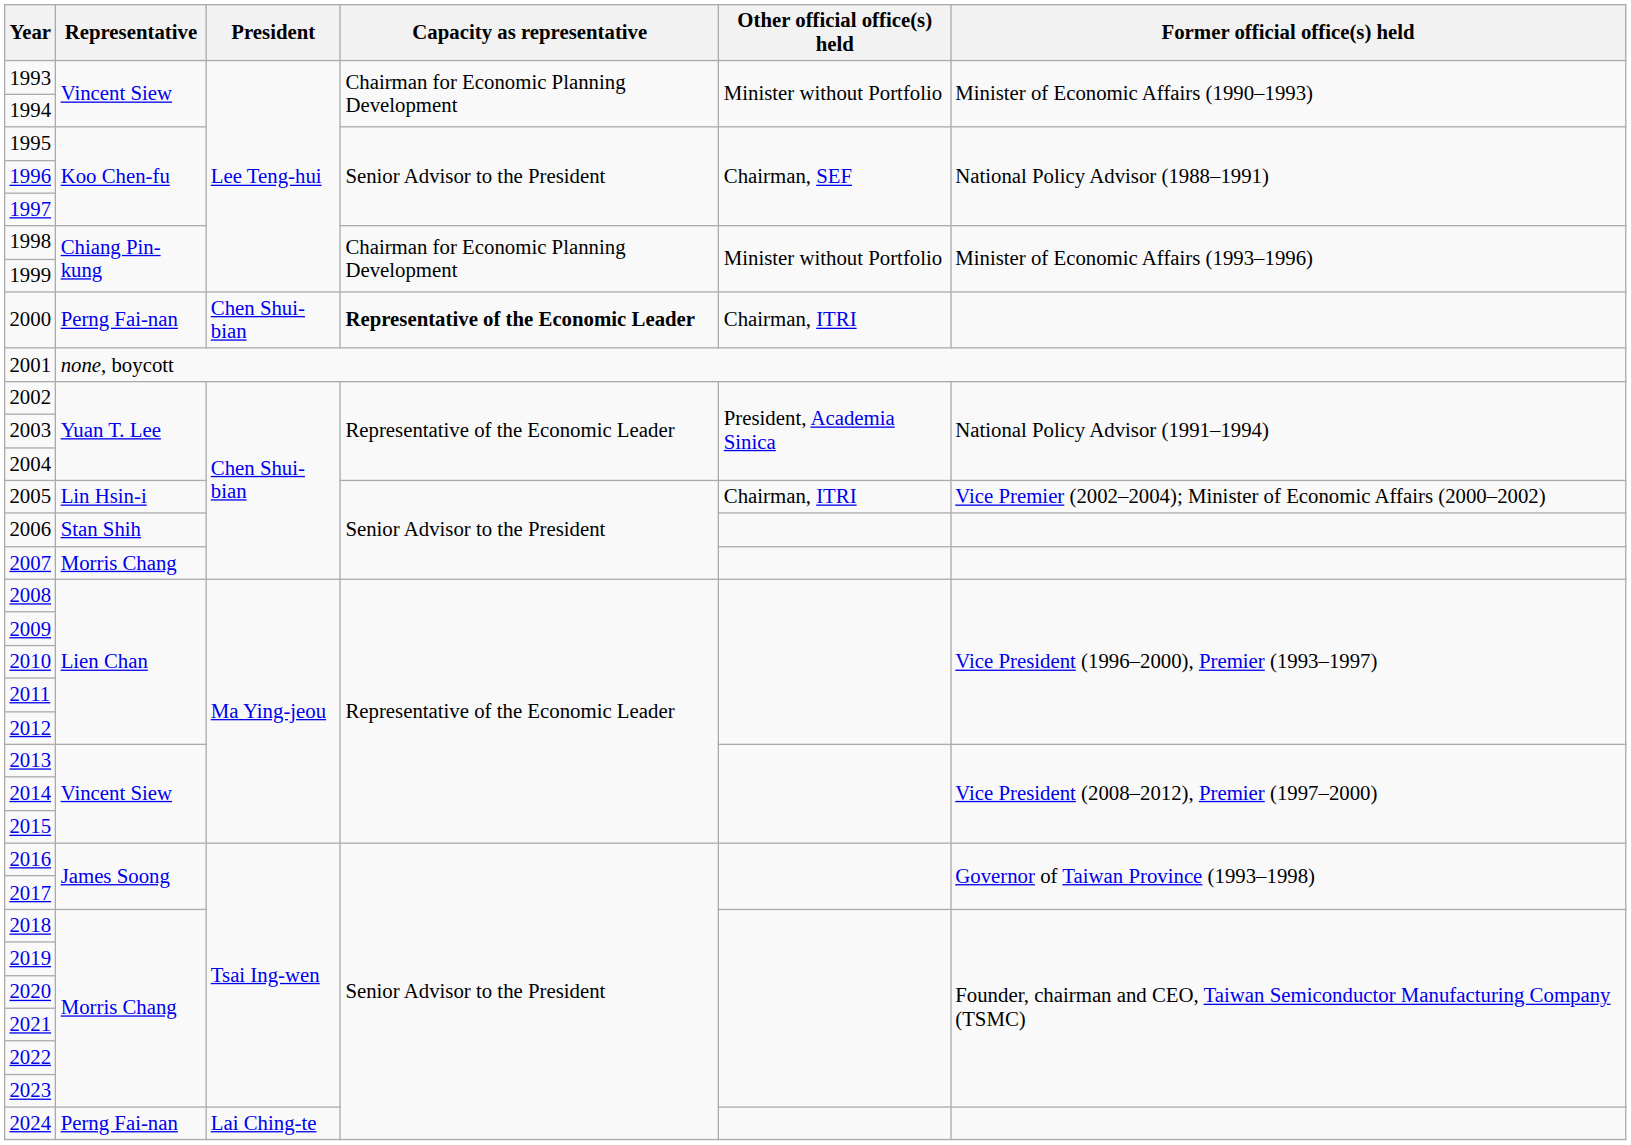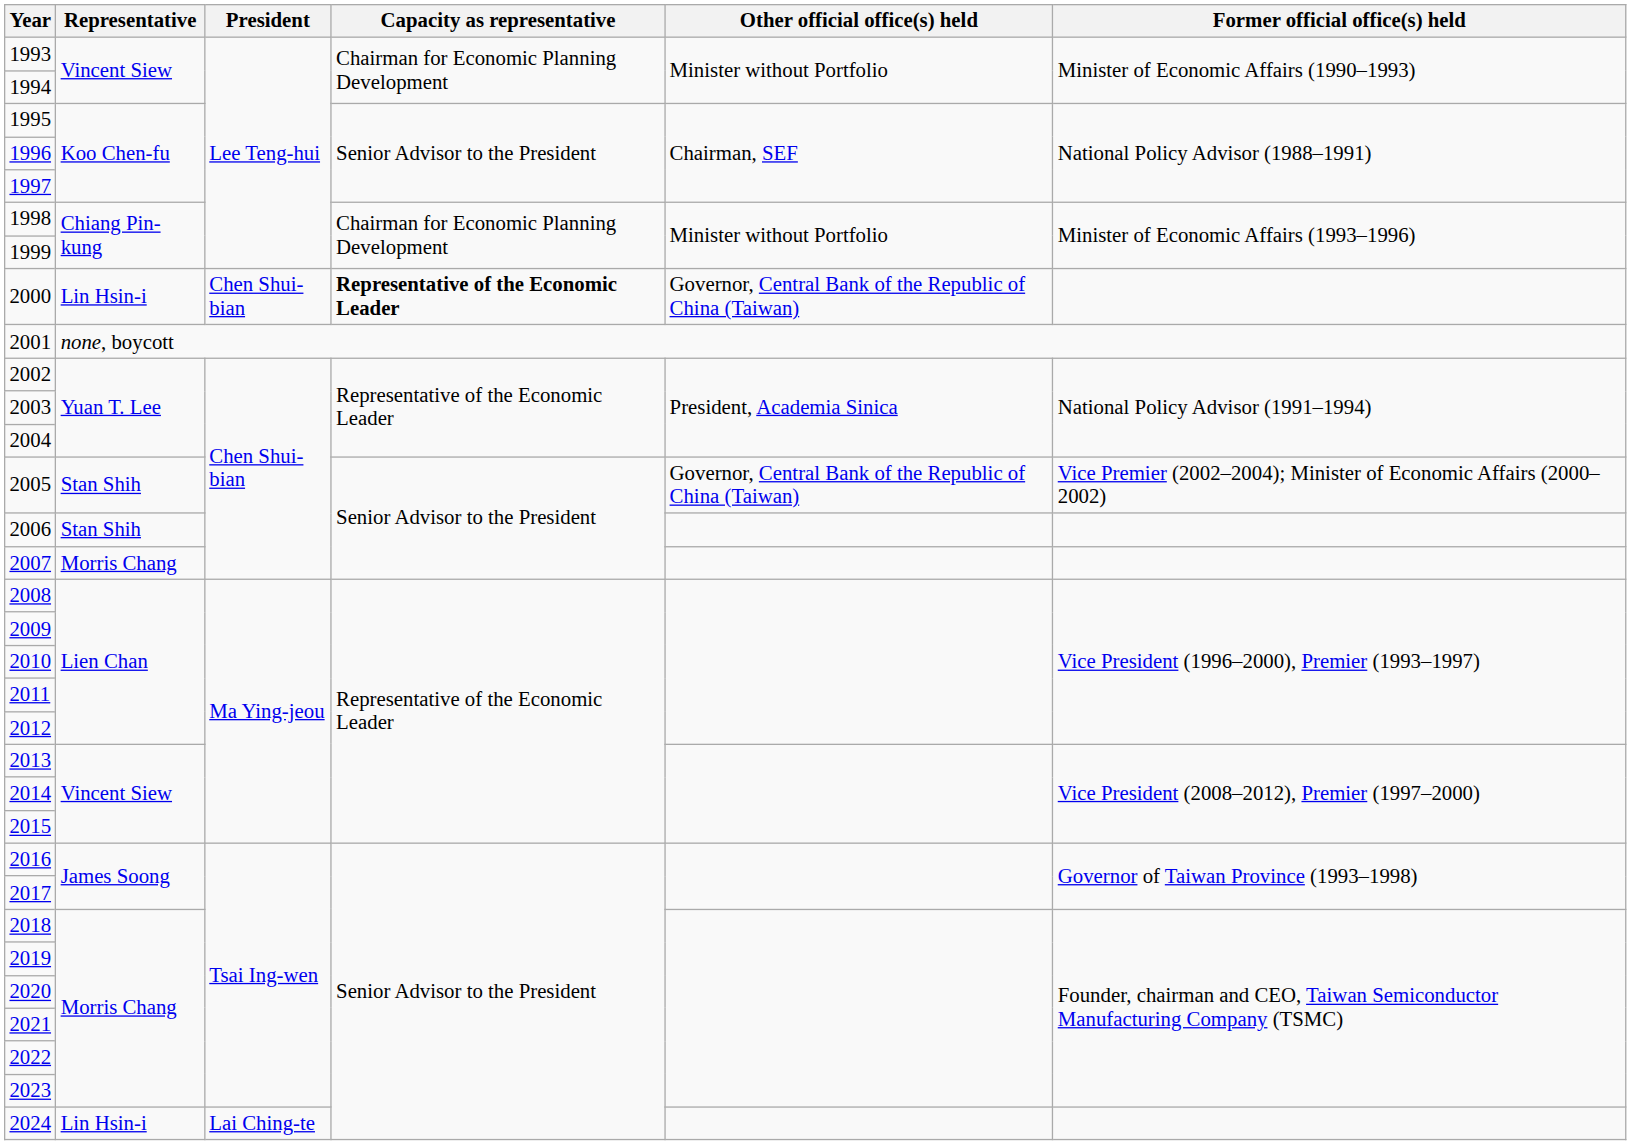(119, 319) Perng Fai-nan -> (104, 296) Lin Hsin-i
(790, 319) Chairman, ITRI -> (847, 296) Governor, Central Bank of the Republic of China (Taiwan)
(104, 496) Lin Hsin-i -> (101, 484) Stan Shih
(790, 496) Chairman, ITRI -> (847, 484) Governor, Central Bank of the Republic of China (Taiwan)
(119, 1123) Perng Fai-nan -> (104, 1123) Lin Hsin-i
